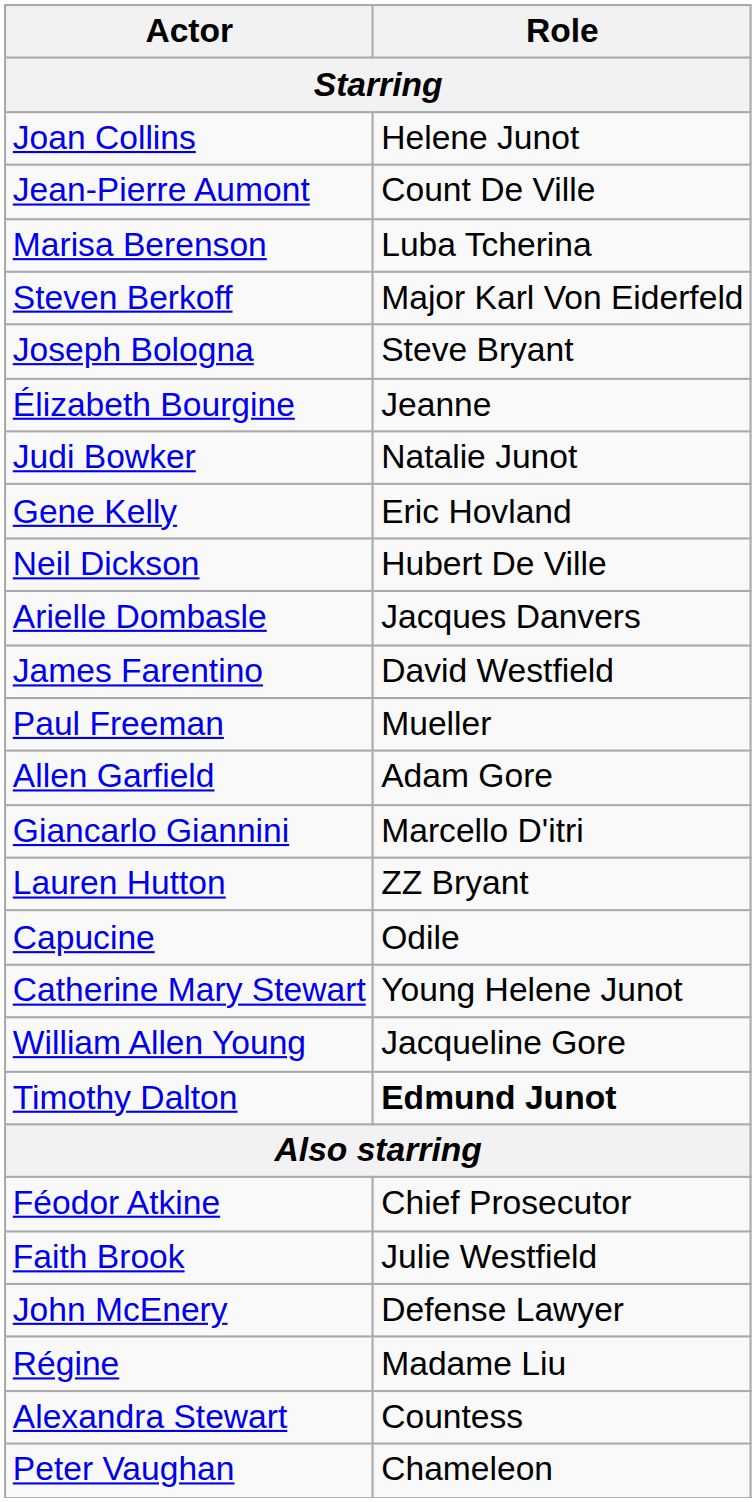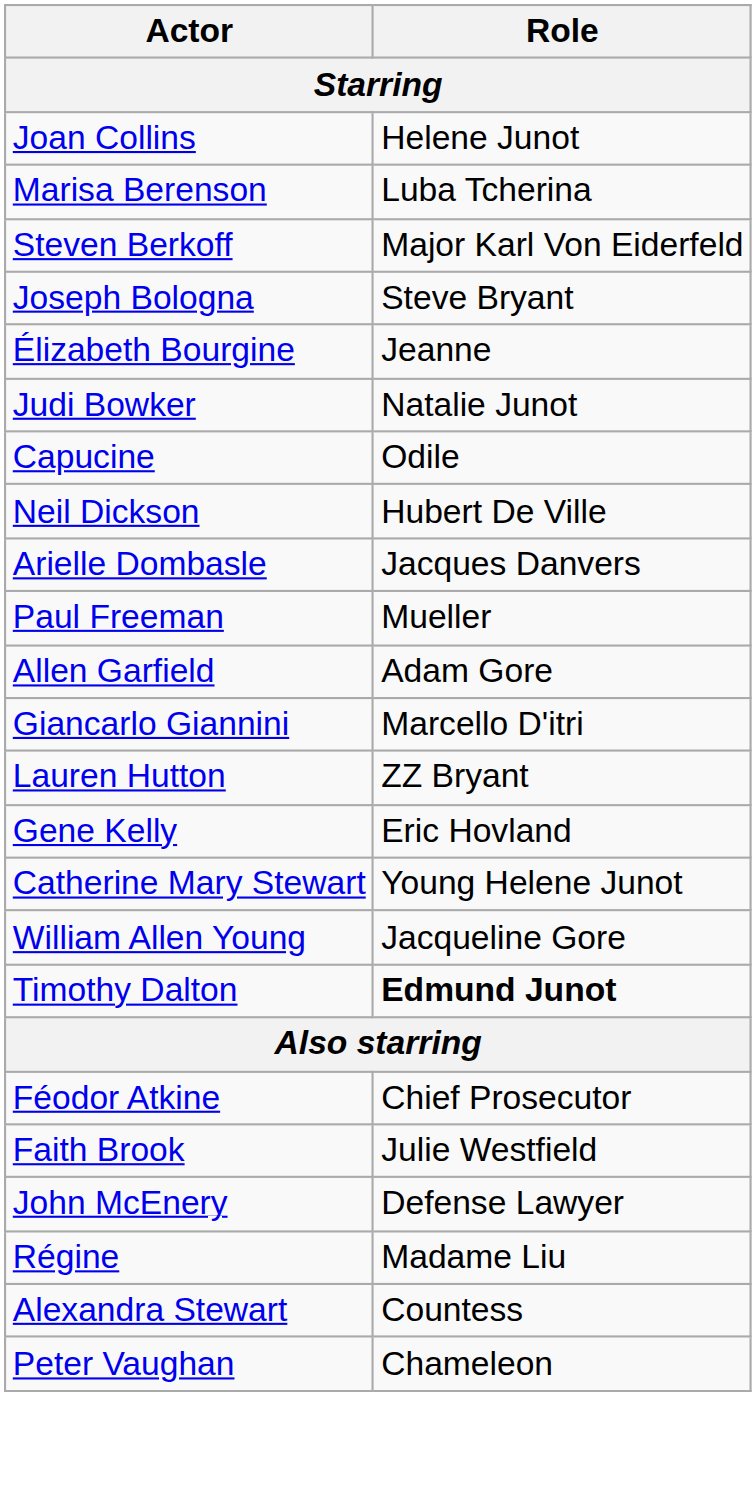- row: (161, 191)
rows swapped: (84, 937) <-> (95, 510)
- row: (138, 670)
